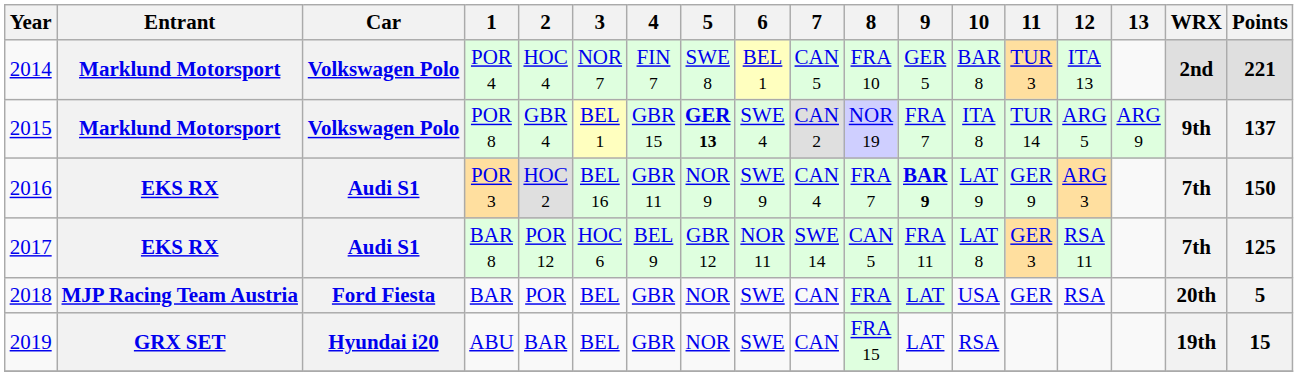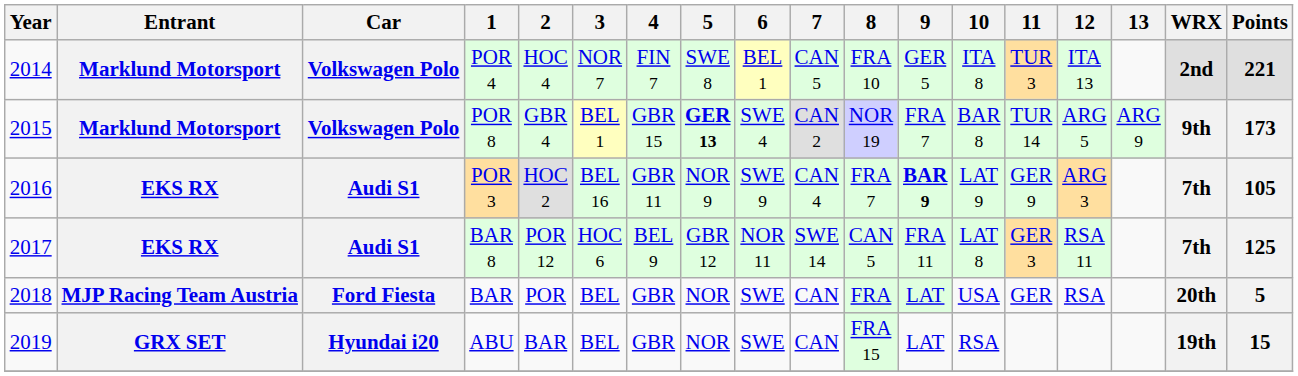(979, 69) BAR 8 -> (979, 69) ITA 8
(979, 128) ITA 8 -> (979, 128) BAR 8
(1260, 128) 137 -> (1260, 128) 173
(1260, 188) 150 -> (1260, 188) 105
